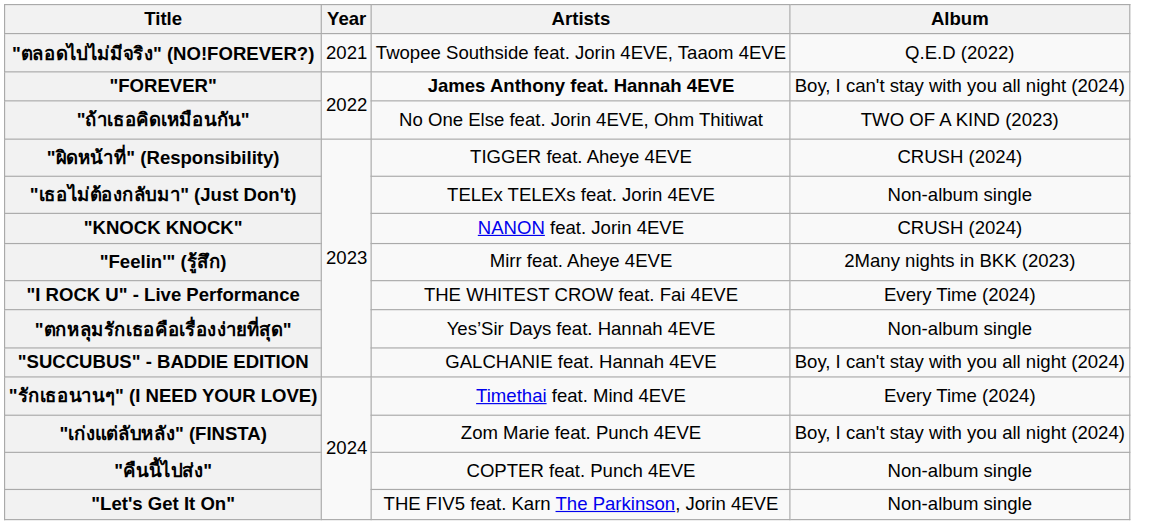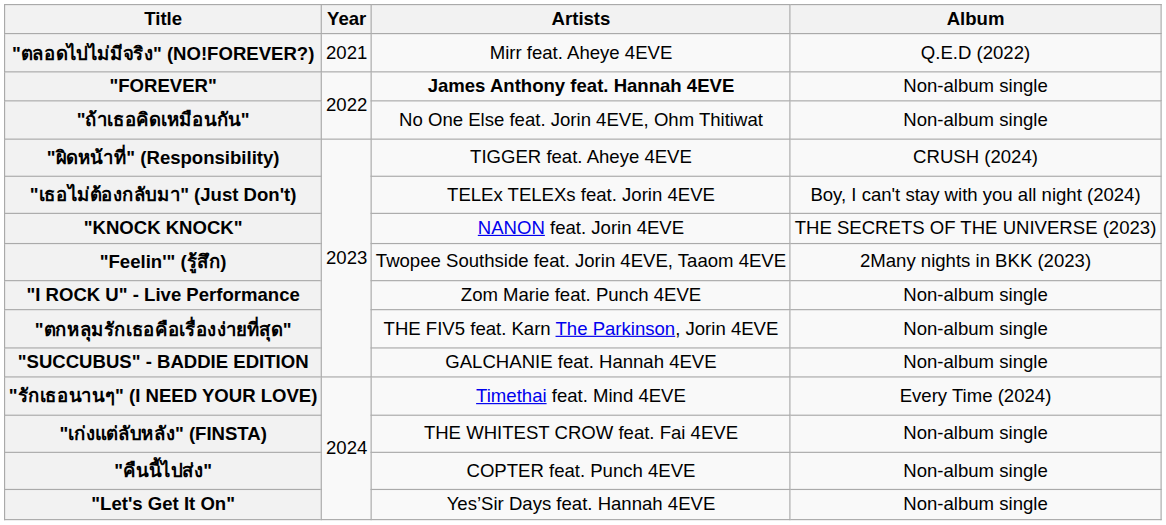(581, 52) Twopee Southside feat. Jorin 4EVE, Taaom 4EVE -> (581, 52) Mirr feat. Aheye 4EVE
(960, 86) Boy, I can't stay with you all night (2024) -> (976, 86) Non-album single
(960, 119) TWO OF A KIND (2023) -> (976, 119) Non-album single
(960, 194) Non-album single -> (976, 194) Boy, I can't stay with you all night (2024)
(960, 228) CRUSH (2024) -> (976, 228) THE SECRETS OF THE UNIVERSE (2023)
(581, 261) Mirr feat. Aheye 4EVE -> (581, 261) Twopee Southside feat. Jorin 4EVE, Taaom 4EVE
(581, 295) THE WHITEST CROW feat. Fai 4EVE -> (581, 295) Zom Marie feat. Punch 4EVE
(960, 295) Every Time (2024) -> (976, 295) Non-album single
(581, 328) Yes’Sir Days feat. Hannah 4EVE -> (581, 328) THE FIV5 feat. Karn The Parkinson, Jorin 4EVE
(960, 362) Boy, I can't stay with you all night (2024) -> (976, 362) Non-album single
(581, 433) Zom Marie feat. Punch 4EVE -> (581, 433) THE WHITEST CROW feat. Fai 4EVE
(960, 433) Boy, I can't stay with you all night (2024) -> (976, 433) Non-album single
(581, 504) THE FIV5 feat. Karn The Parkinson, Jorin 4EVE -> (581, 504) Yes’Sir Days feat. Hannah 4EVE
